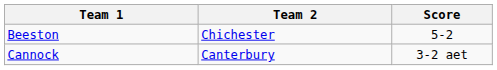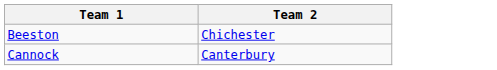- column: (442, 14)
